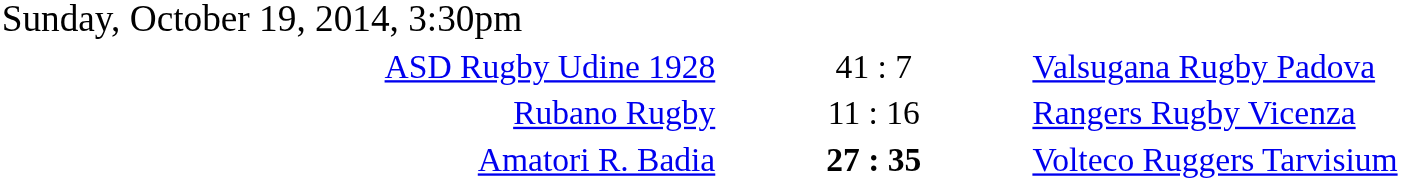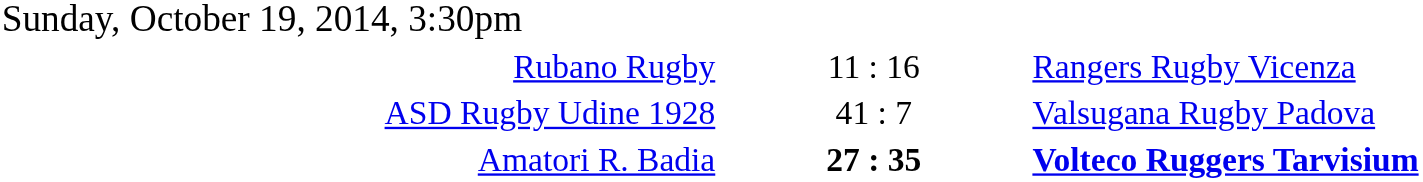rows swapped: (550, 66) <-> (614, 113)
(1215, 159) normal -> (1226, 159) bold
